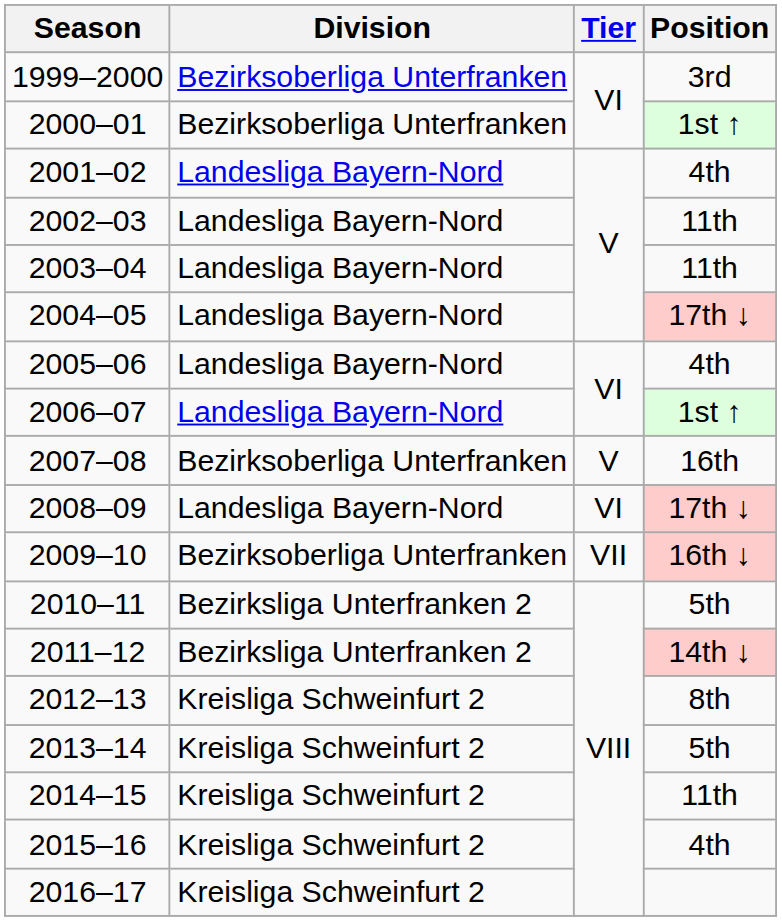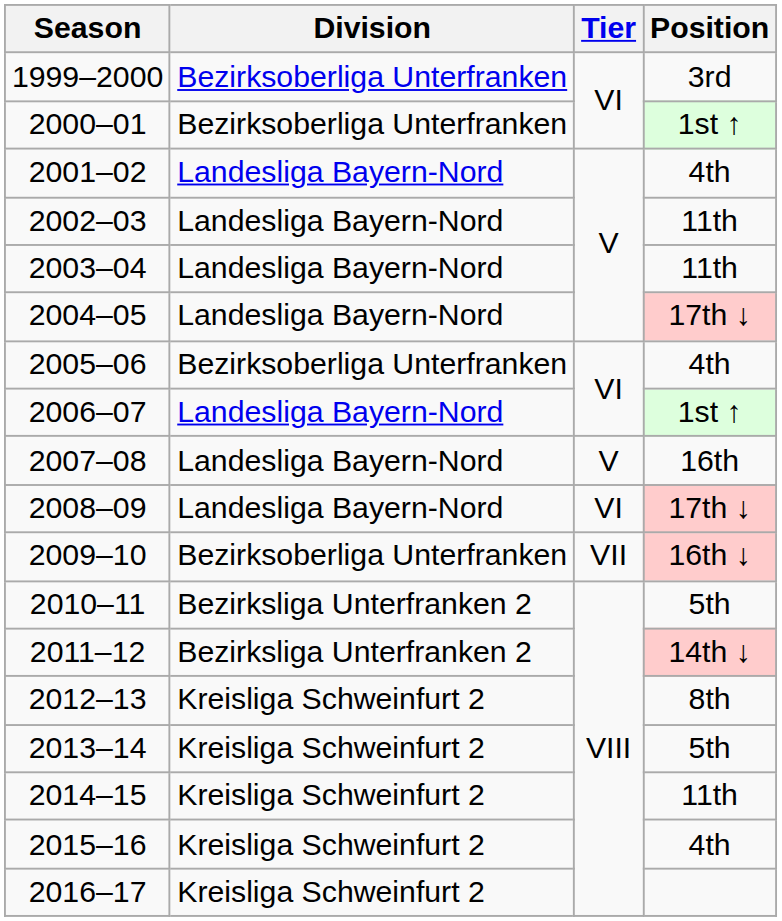(340, 364) Landesliga Bayern-Nord -> (372, 364) Bezirksoberliga Unterfranken
(372, 460) Bezirksoberliga Unterfranken -> (340, 460) Landesliga Bayern-Nord
